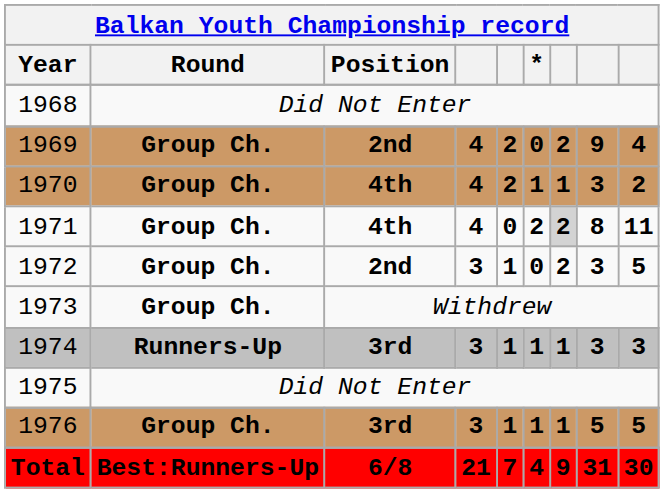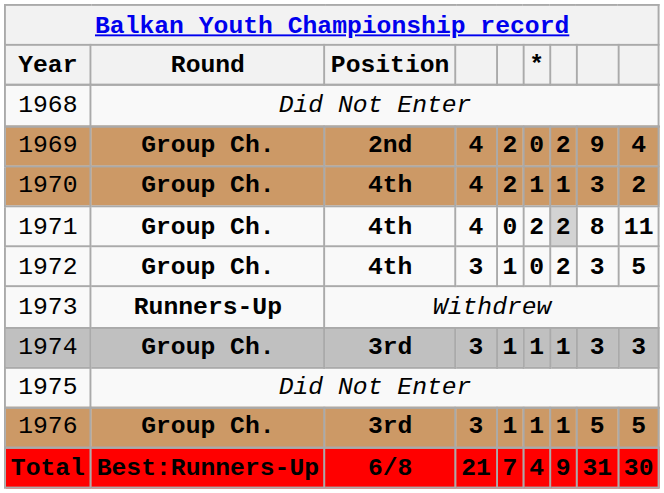(390, 267) 2nd -> (390, 267) 4th
(208, 307) Group Ch. -> (208, 307) Runners-Up
(208, 347) Runners-Up -> (208, 347) Group Ch.
